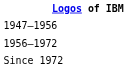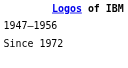- row: (30, 43)
